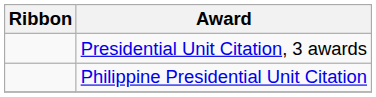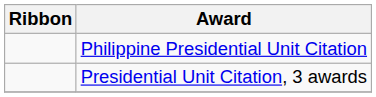rows swapped: (224, 48) <-> (224, 77)
